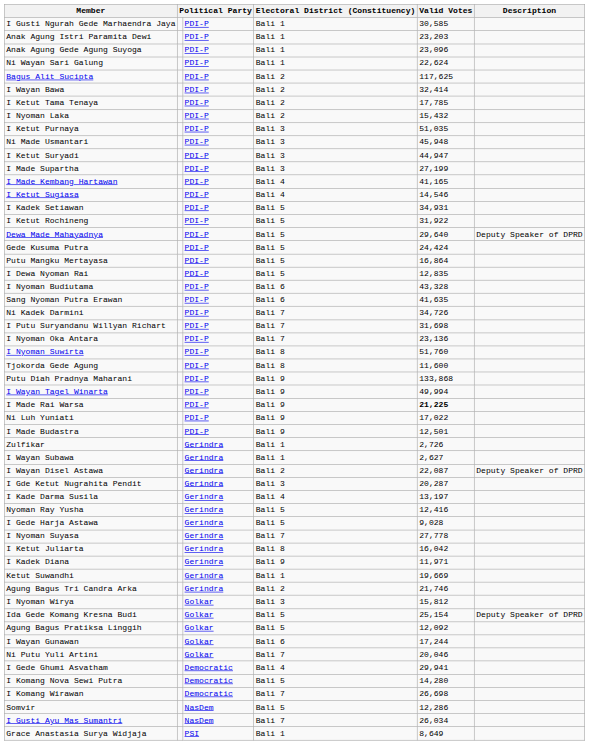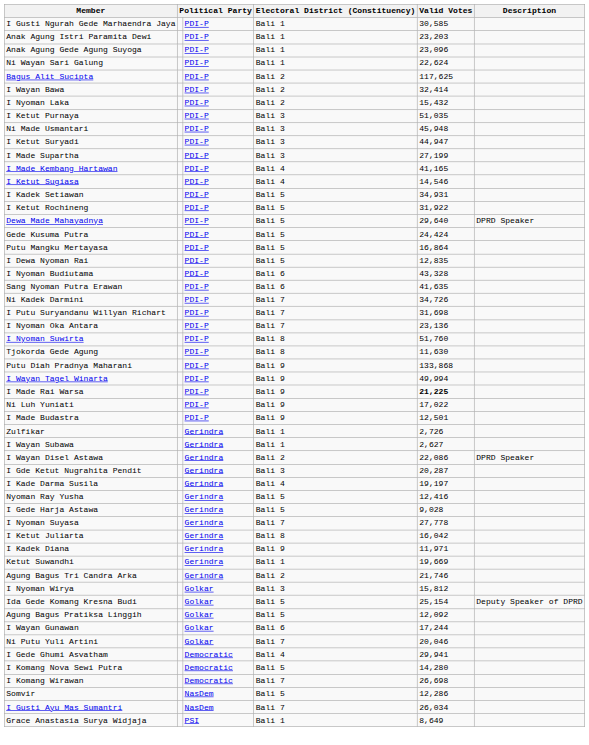- row: (52, 103)
(529, 234) Deputy Speaker of DPRD -> (505, 221) DPRD Speaker
(434, 366) 11,600 -> (434, 352) 11,630
(434, 471) 22,087 -> (434, 458) 22,086
(529, 471) Deputy Speaker of DPRD -> (505, 458) DPRD Speaker
(434, 497) 13,197 -> (434, 484) 19,197
